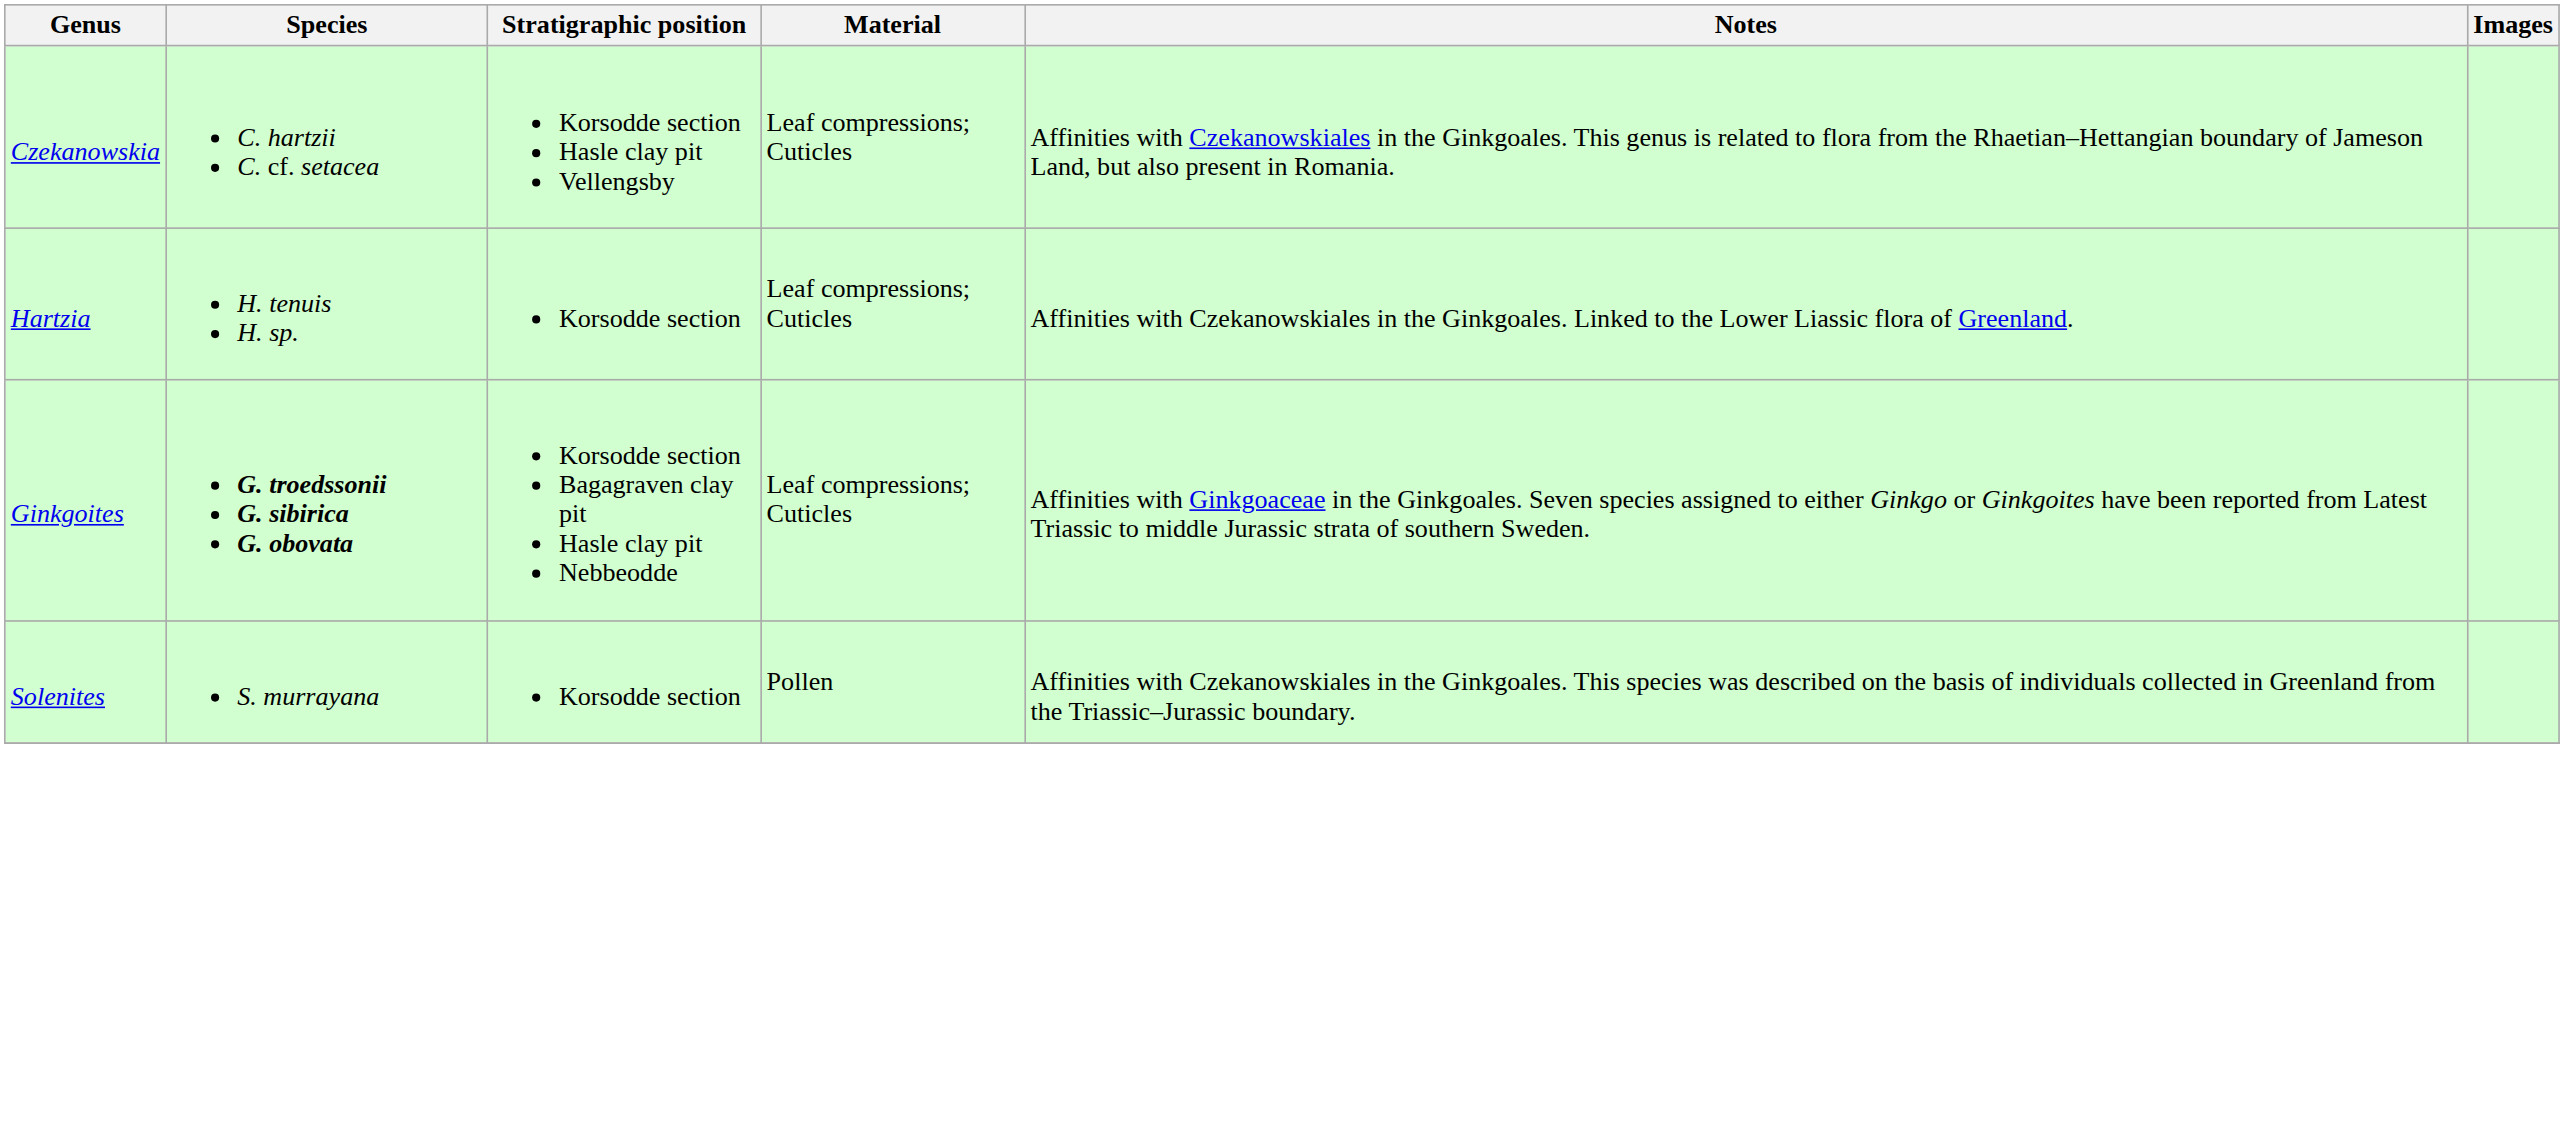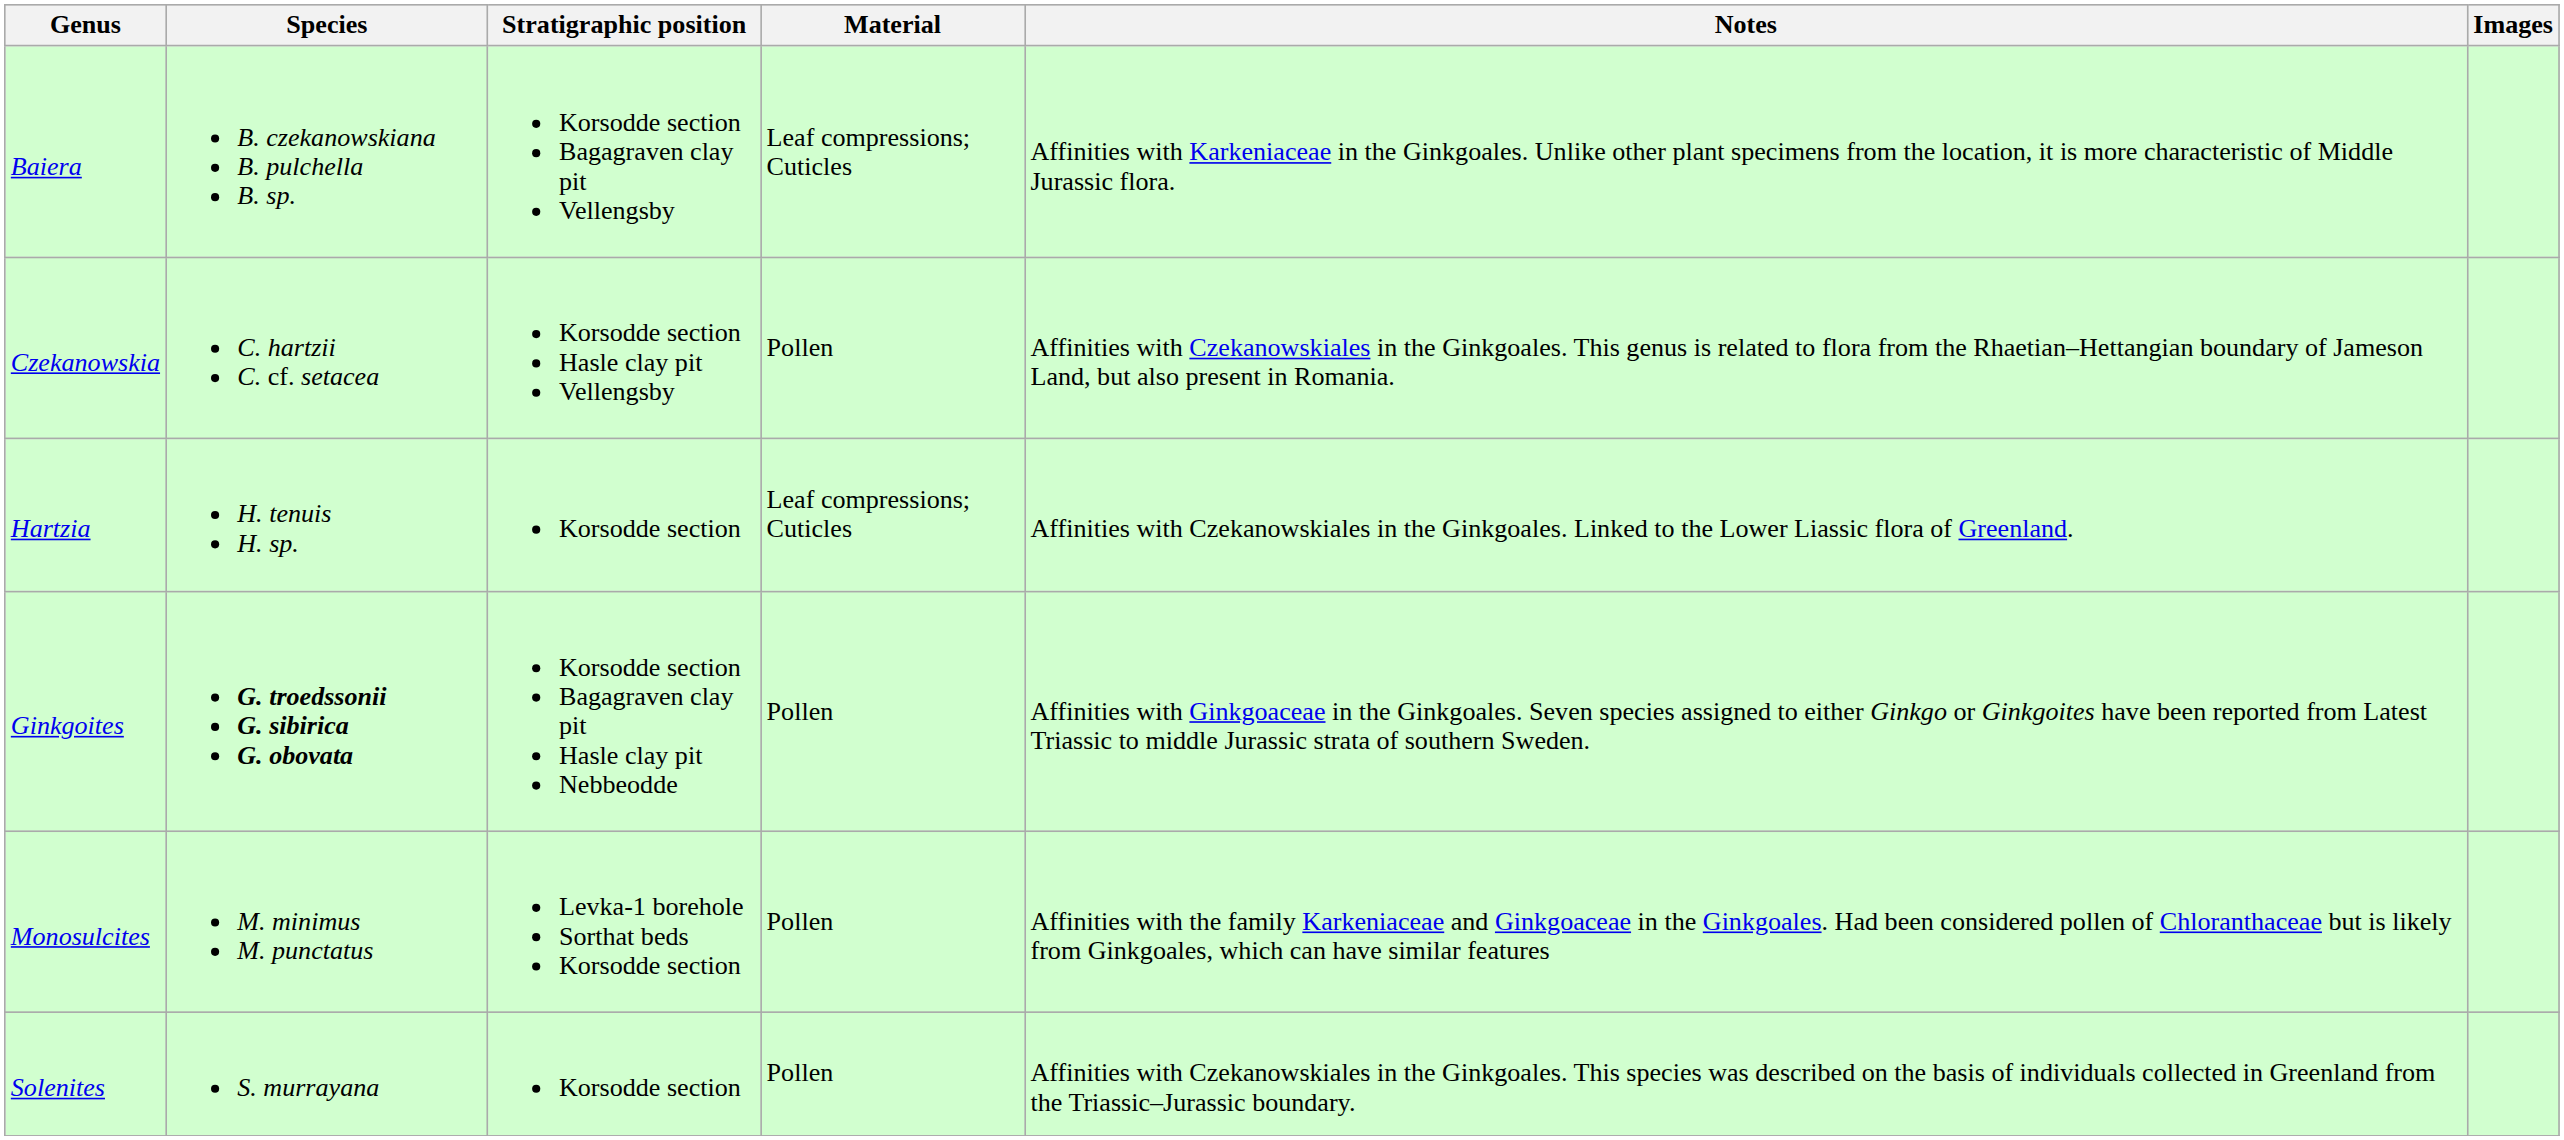+ row: (46, 165)
(868, 136) Leaf compressions; Cuticles -> (800, 347) Pollen
(868, 499) Leaf compressions; Cuticles -> (800, 710) Pollen
+ row: (80, 936)
